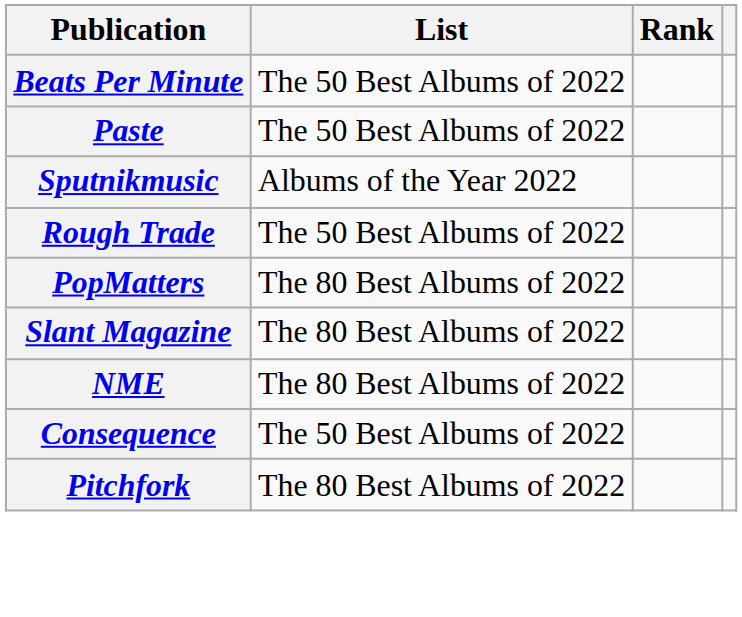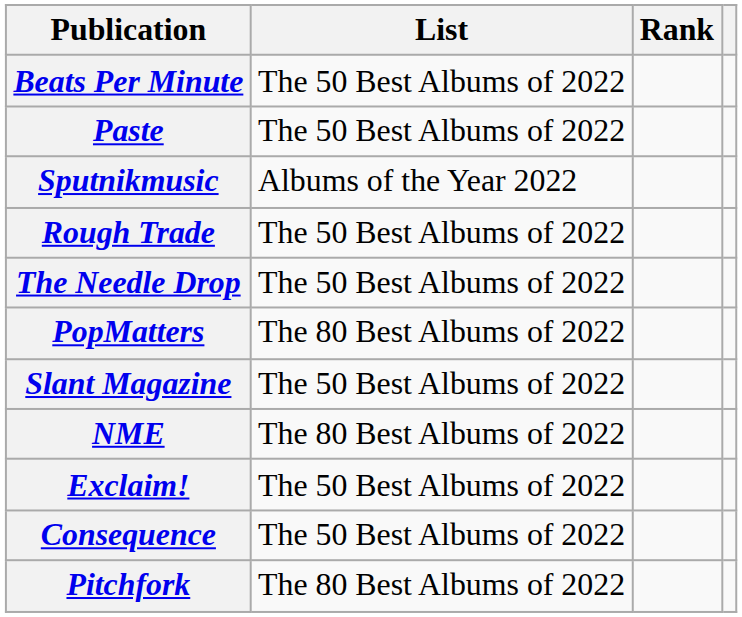+ row: (128, 282)
(442, 332) The 80 Best Albums of 2022 -> (442, 383) The 50 Best Albums of 2022
+ row: (128, 484)
